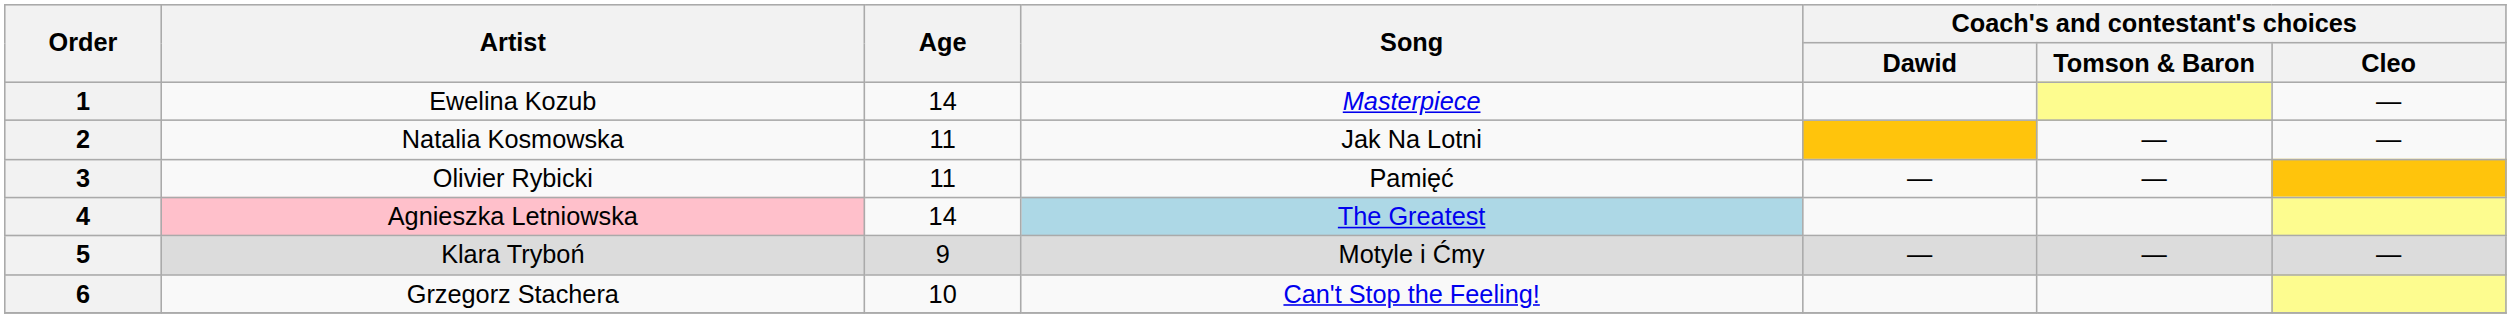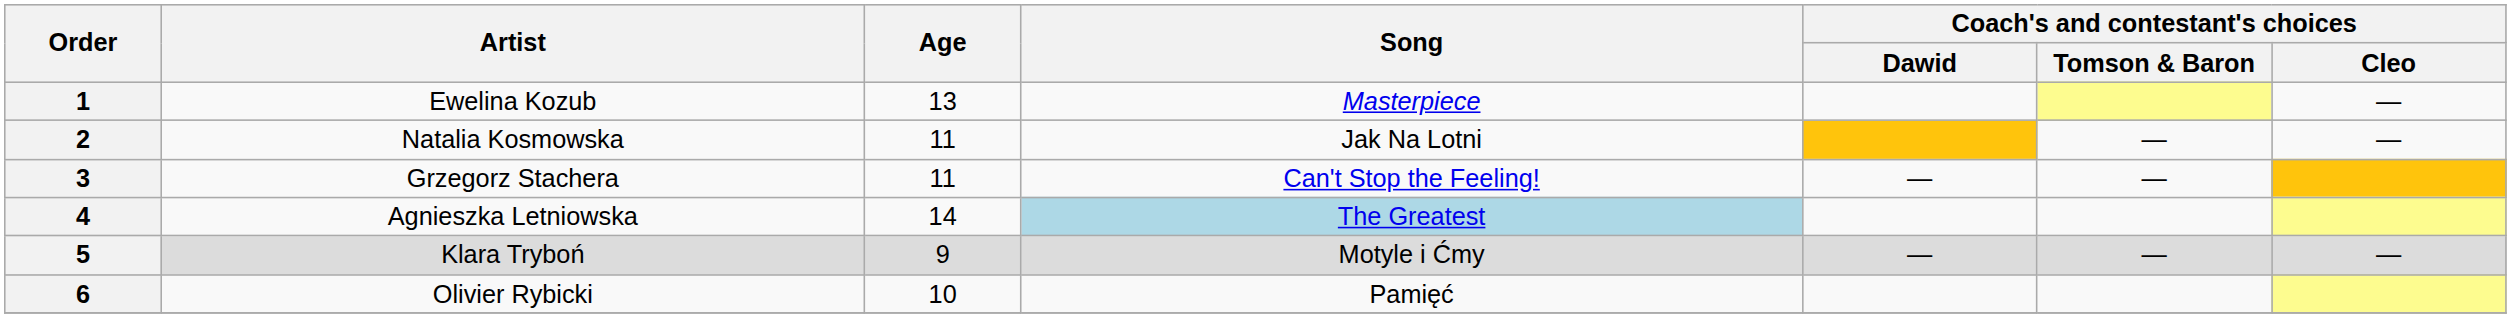(943, 101) 14 -> (943, 101) 13
(513, 178) Olivier Rybicki -> (513, 178) Grzegorz Stachera
(1412, 178) Pamięć -> (1412, 178) Can't Stop the Feeling!
(513, 217) pink background -> (513, 217) no background
(513, 294) Grzegorz Stachera -> (513, 294) Olivier Rybicki
(1412, 294) Can't Stop the Feeling! -> (1412, 294) Pamięć
